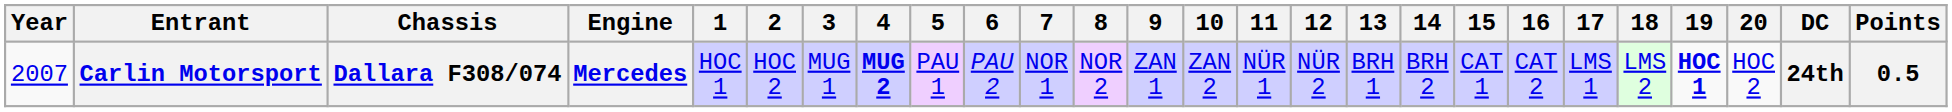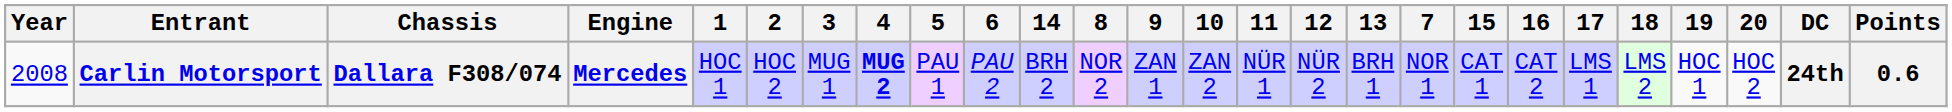columns swapped: (1047, 24) <-> (1427, 24)
(39, 74) 2007 -> (39, 74) 2008
(1699, 74) bold -> (1699, 74) normal
(1898, 74) 0.5 -> (1898, 74) 0.6
